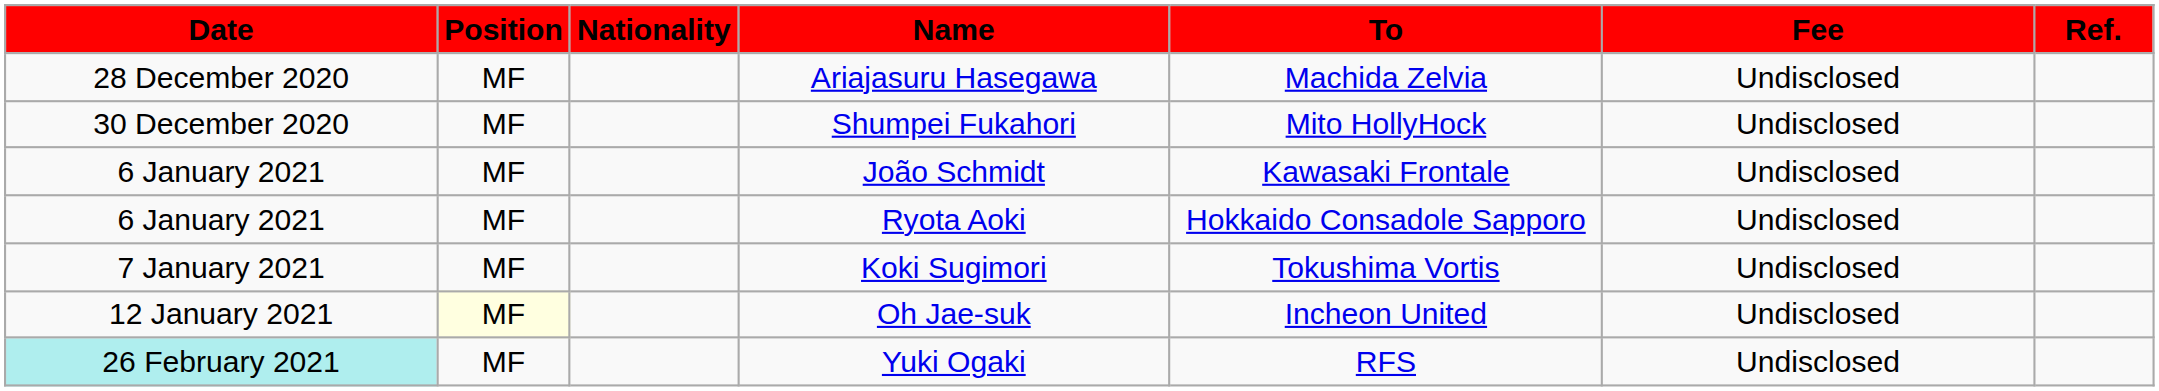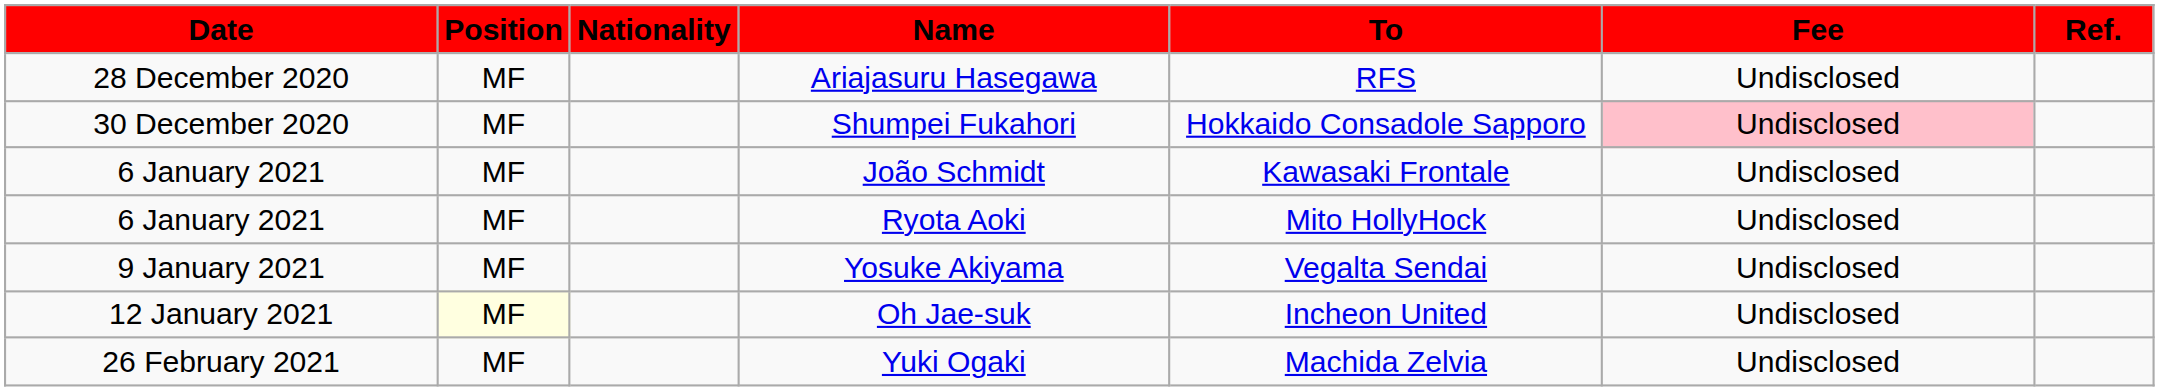(1386, 77) Machida Zelvia -> (1386, 77) RFS
(1386, 124) Mito HollyHock -> (1386, 124) Hokkaido Consadole Sapporo
(1818, 124) no background -> (1818, 124) pink background
(1386, 219) Hokkaido Consadole Sapporo -> (1386, 219) Mito HollyHock
- row: (954, 267)
+ row: (954, 267)
(221, 362) paleturquoise background -> (221, 362) no background
(1386, 362) RFS -> (1386, 362) Machida Zelvia
